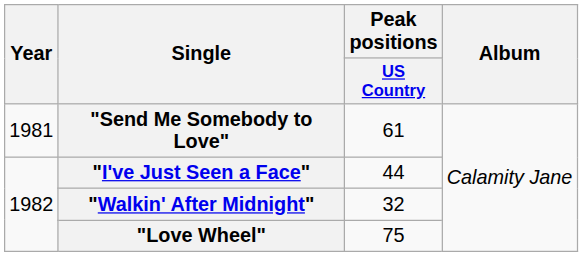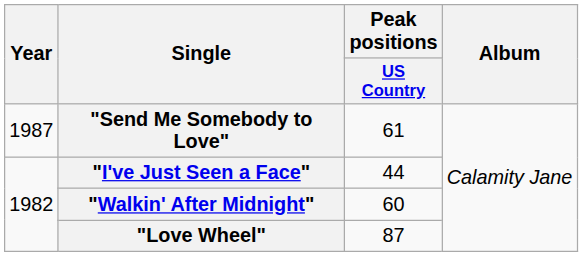(31, 130) 1981 -> (31, 130) 1987
(393, 204) 32 -> (393, 204) 60
(393, 235) 75 -> (393, 235) 87
